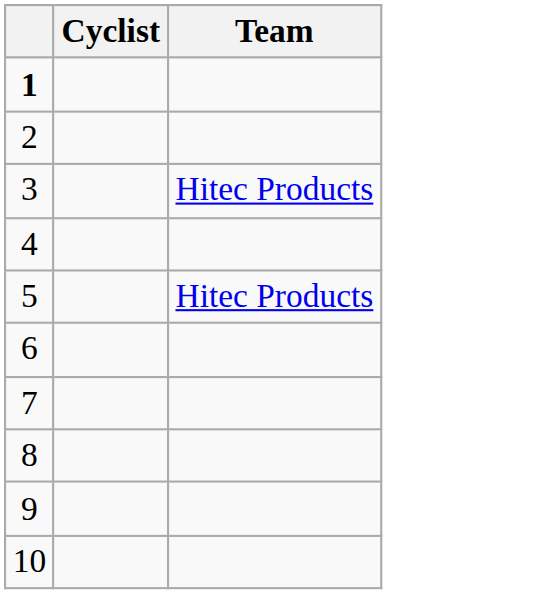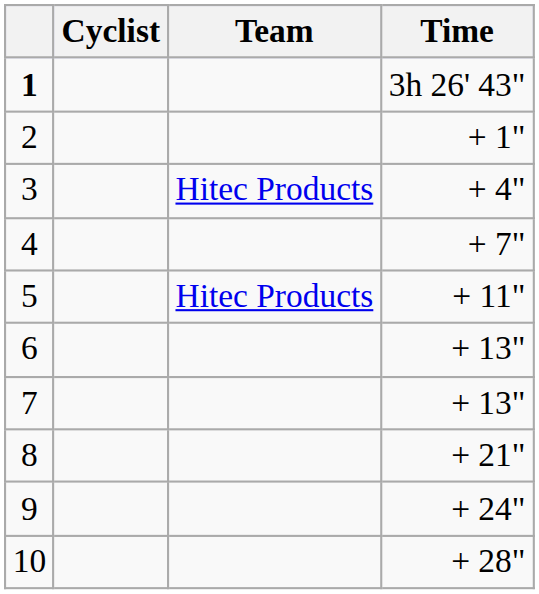+ column: (457, 31)
